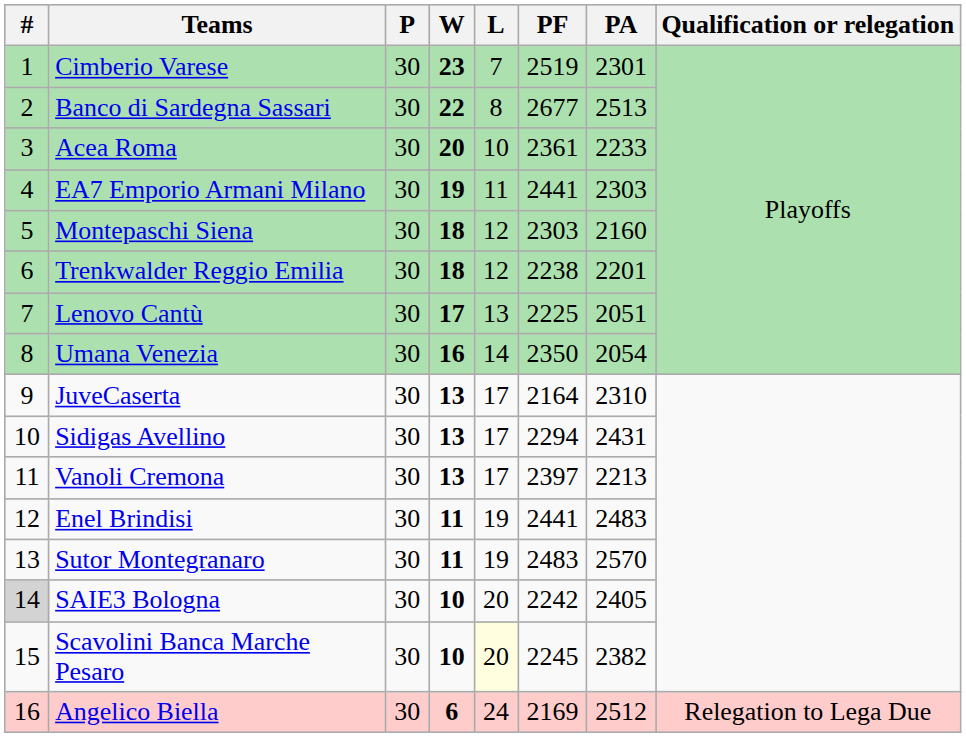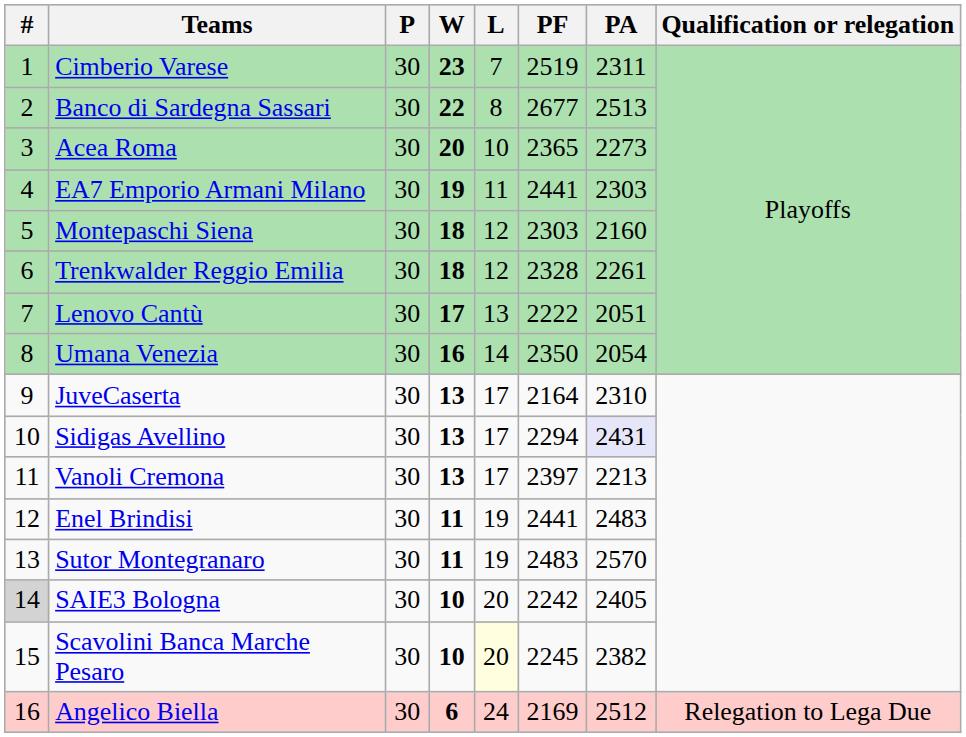(621, 66) 2301 -> (621, 66) 2311
(552, 148) 2361 -> (552, 148) 2365
(621, 148) 2233 -> (621, 148) 2273
(552, 271) 2238 -> (552, 271) 2328
(621, 271) 2201 -> (621, 271) 2261
(552, 312) 2225 -> (552, 312) 2222
(621, 436) no background -> (621, 436) lavender background
